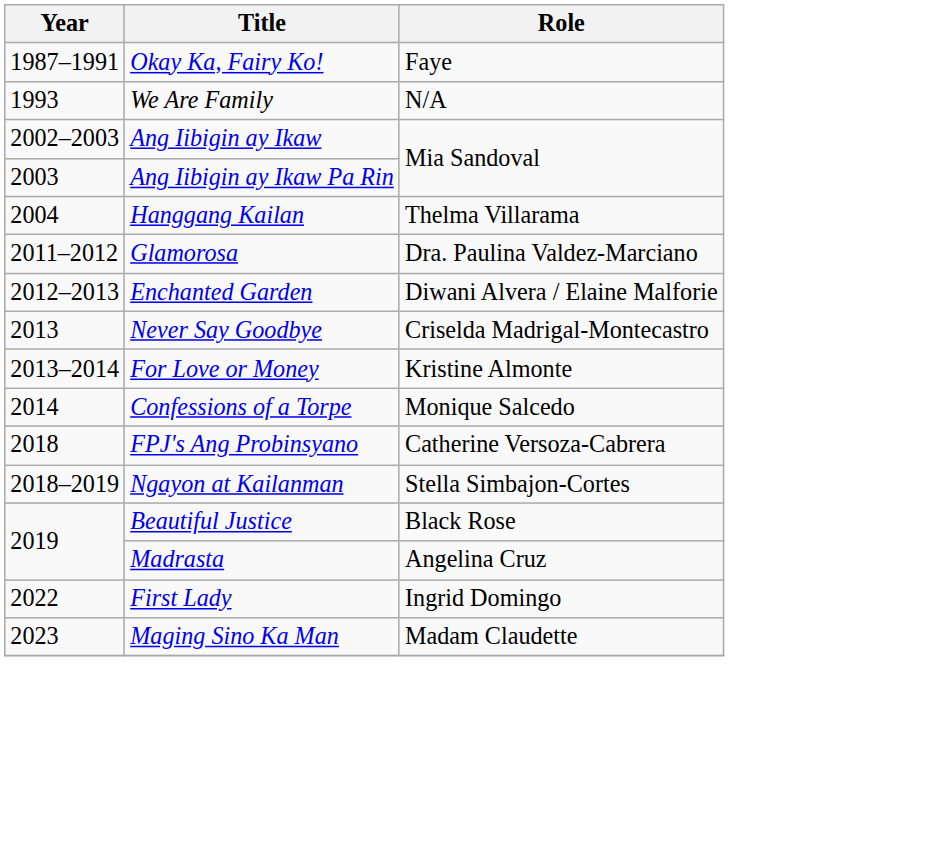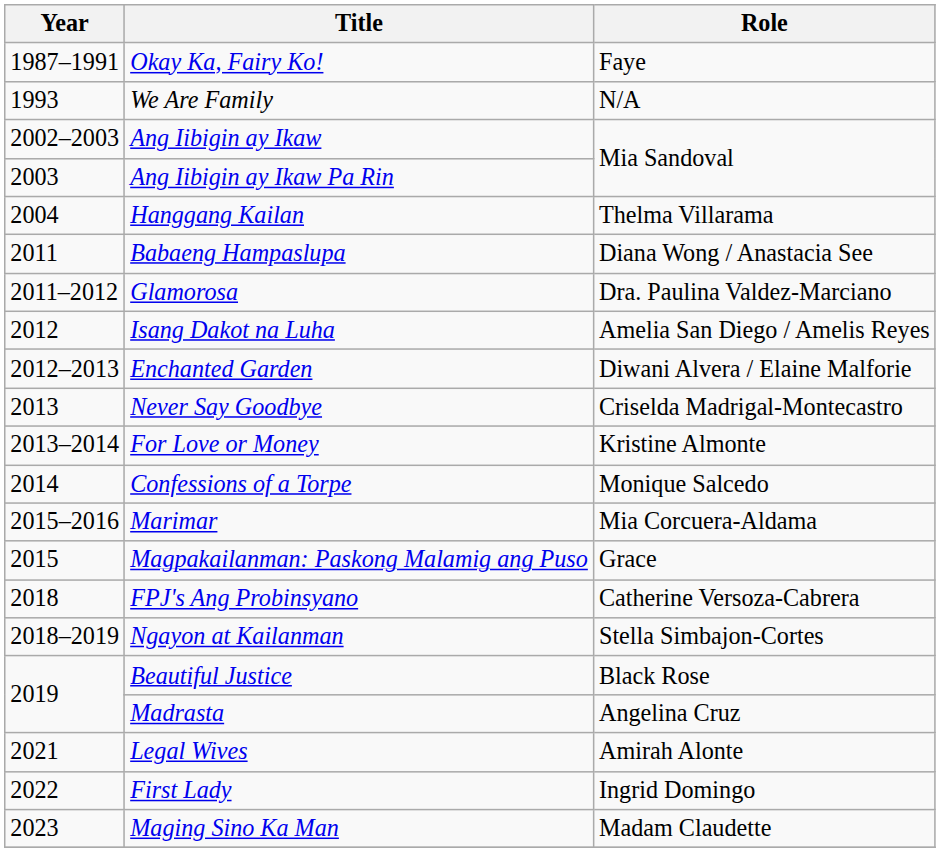+ row: (238, 253)
+ row: (233, 330)
+ row: (174, 521)
+ row: (359, 560)
+ row: (189, 751)
